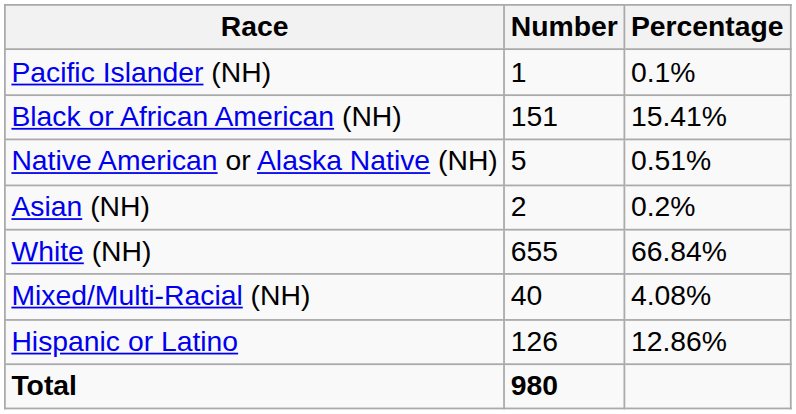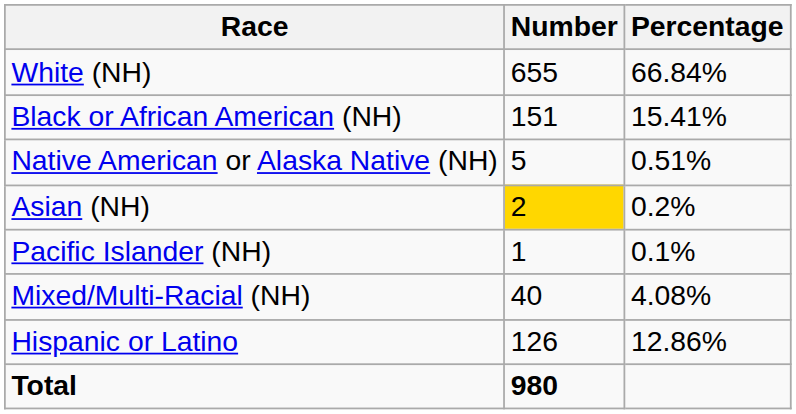rows swapped: (81, 251) <-> (141, 71)
(519, 206) no background -> (519, 206) gold background
